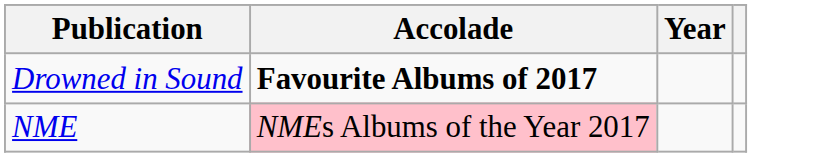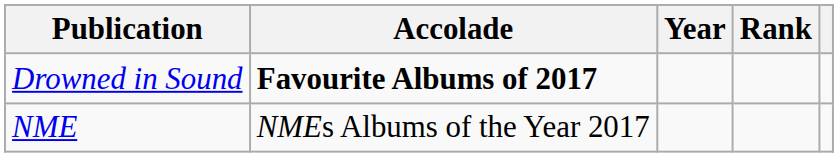+ column: (776, 28)
(453, 126) pink background -> (453, 126) no background
